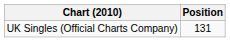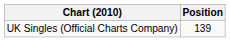(203, 28) 131 -> (203, 28) 139
